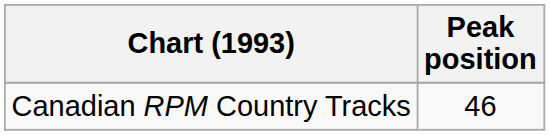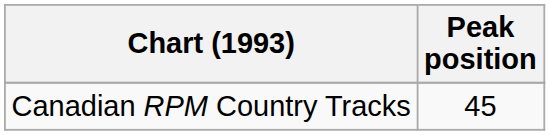(480, 105) 46 -> (480, 105) 45
